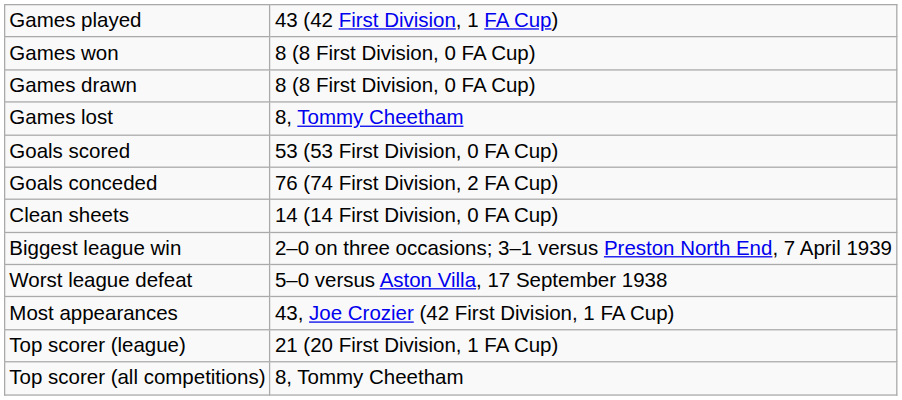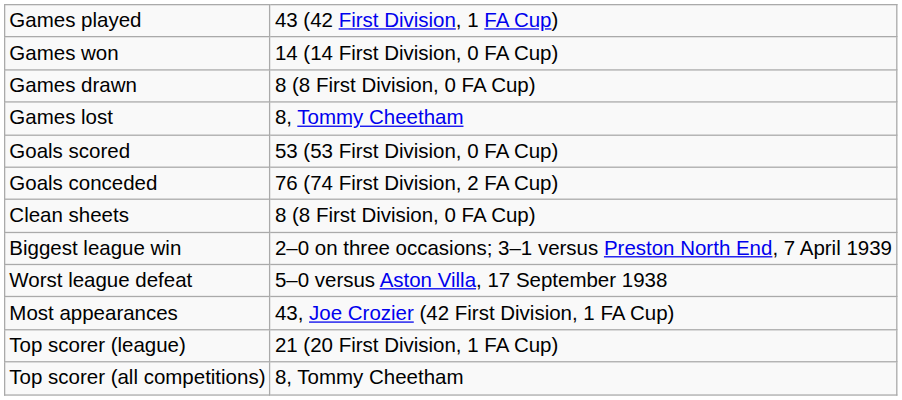(405, 53) 8 (8 First Division, 0 FA Cup) -> (417, 53) 14 (14 First Division, 0 FA Cup)
(417, 215) 14 (14 First Division, 0 FA Cup) -> (405, 215) 8 (8 First Division, 0 FA Cup)
